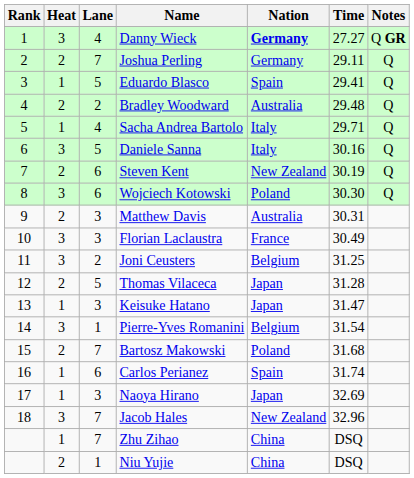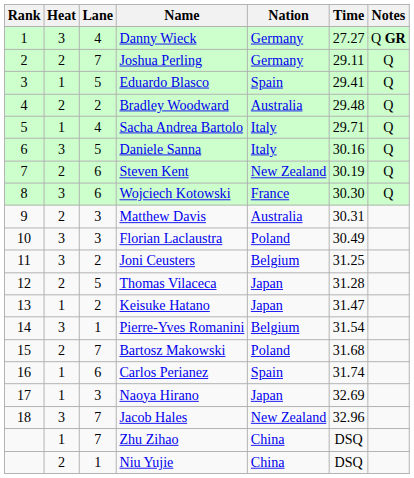(279, 37) bold -> (277, 37) normal
(270, 194) Poland -> (270, 194) France
(270, 238) France -> (270, 238) Poland
(98, 305) 3 -> (98, 305) 2
